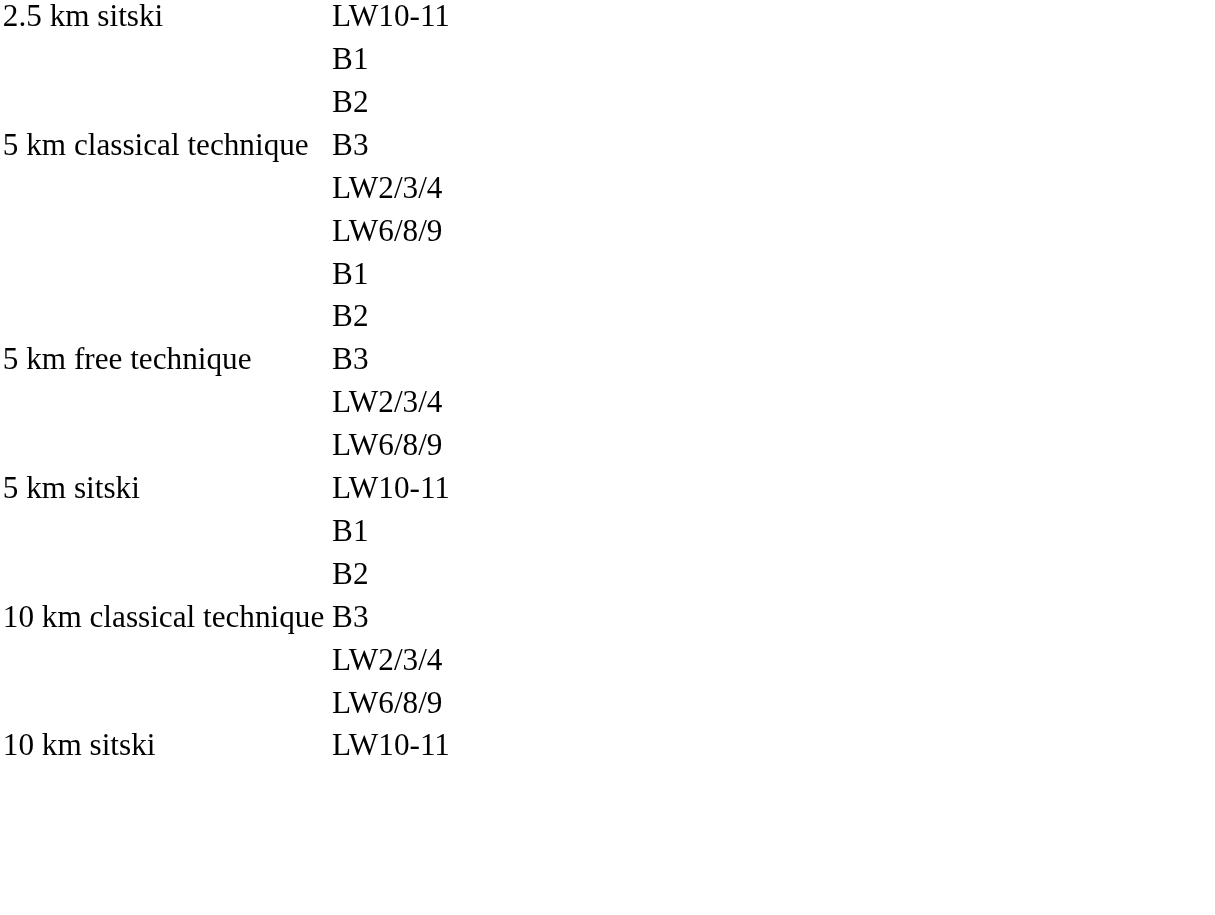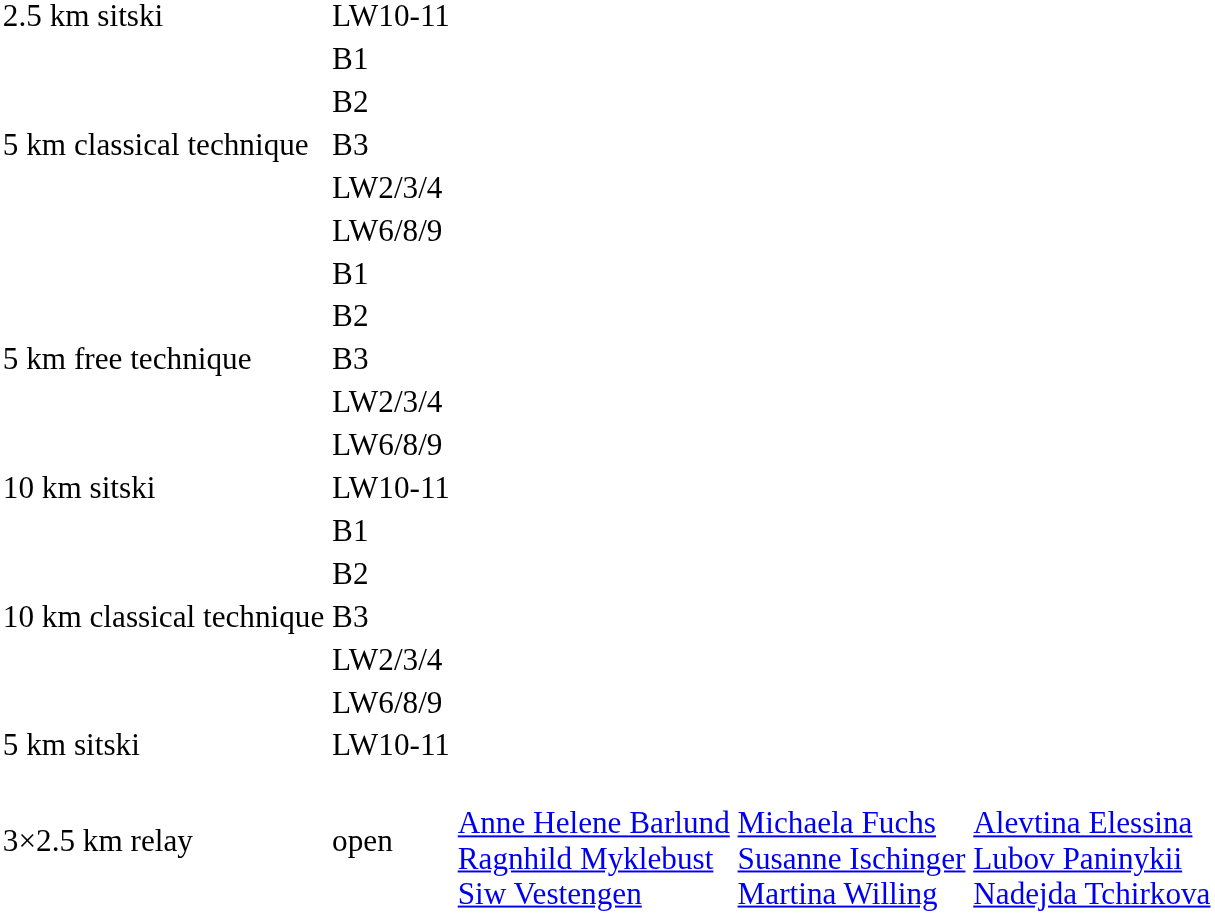rows swapped: (71, 487) <-> (79, 745)
+ row: (98, 840)
